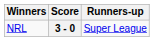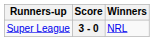columns swapped: (26, 12) <-> (115, 12)
